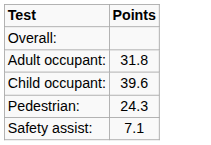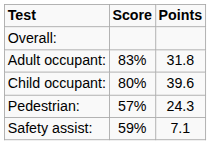+ column: (132, 15)
